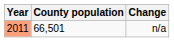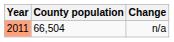(49, 28) 66,501 -> (49, 28) 66,504
